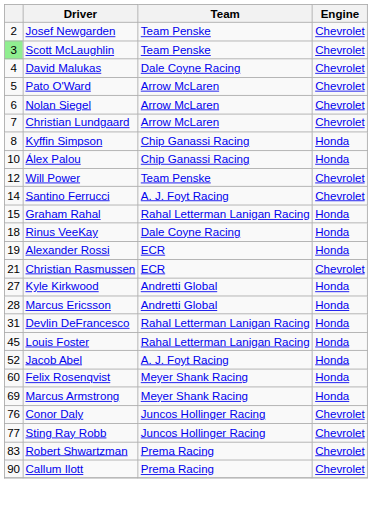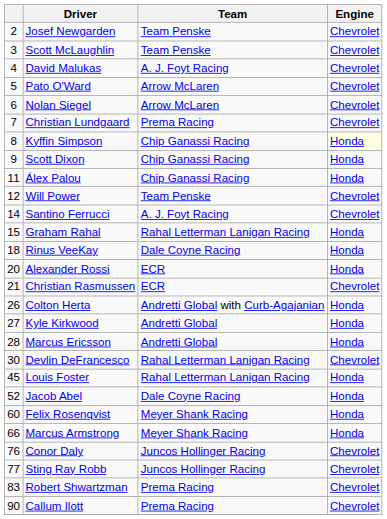(14, 50) lightgreen background -> (14, 50) no background
(191, 68) Dale Coyne Racing -> (185, 68) A. J. Foyt Racing
(180, 122) Arrow McLaren -> (177, 122) Prema Racing
(332, 141) no background -> (347, 141) lightyellow background
+ row: (55, 159)
(14, 159) 10 -> (14, 177) 11
(14, 250) 19 -> (14, 268) 20
+ row: (58, 305)
(14, 323) 31 -> (14, 359) 30
(332, 323) Honda -> (355, 359) Chevrolet
(185, 359) A. J. Foyt Racing -> (191, 396) Dale Coyne Racing
(14, 396) 69 -> (14, 432) 66
